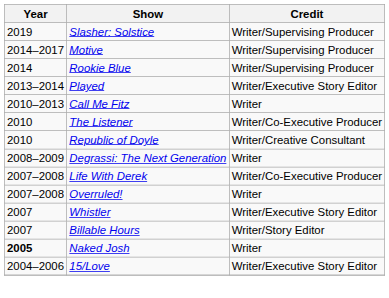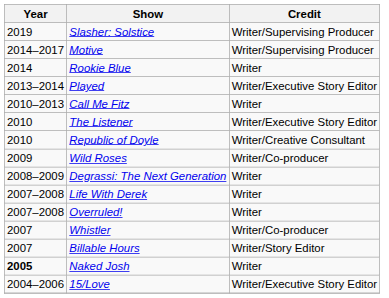(303, 68) Writer/Supervising Producer -> (247, 68) Writer
(307, 122) Writer/Co-Executive Producer -> (304, 122) Writer/Executive Story Editor
+ row: (98, 158)
(307, 176) Writer/Co-Executive Producer -> (247, 194) Writer
(304, 212) Writer/Executive Story Editor -> (280, 230) Writer/Co-producer
